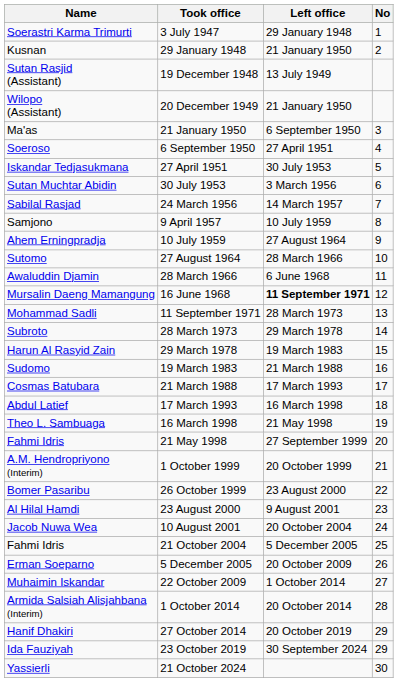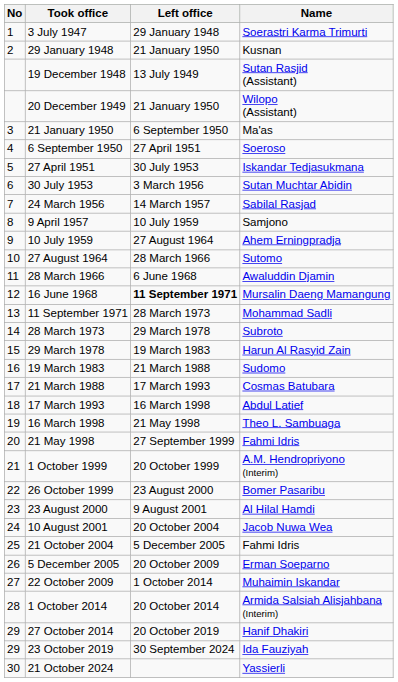columns swapped: (383, 13) <-> (81, 13)
